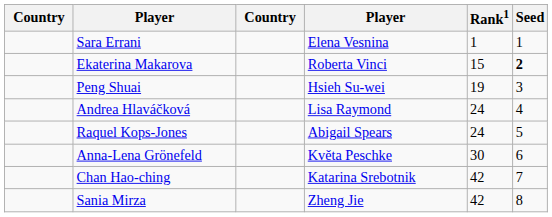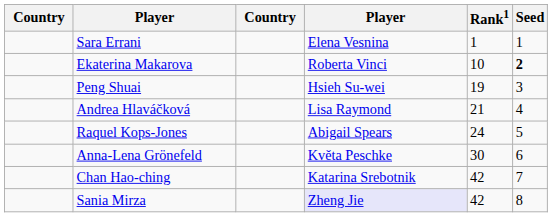(477, 64) 15 -> (477, 64) 10
(477, 109) 24 -> (477, 109) 21
(336, 200) no background -> (336, 200) lavender background
